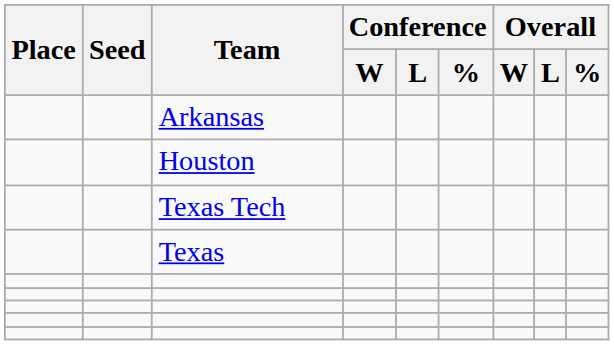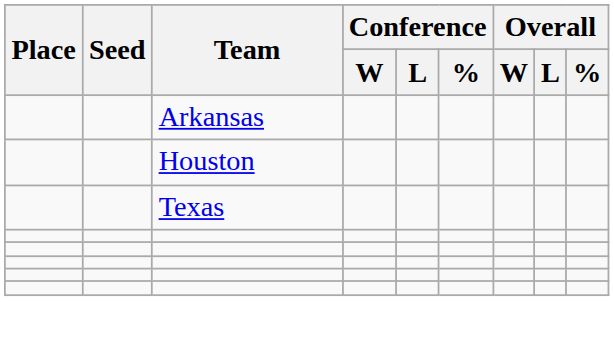- row: (44, 207)
